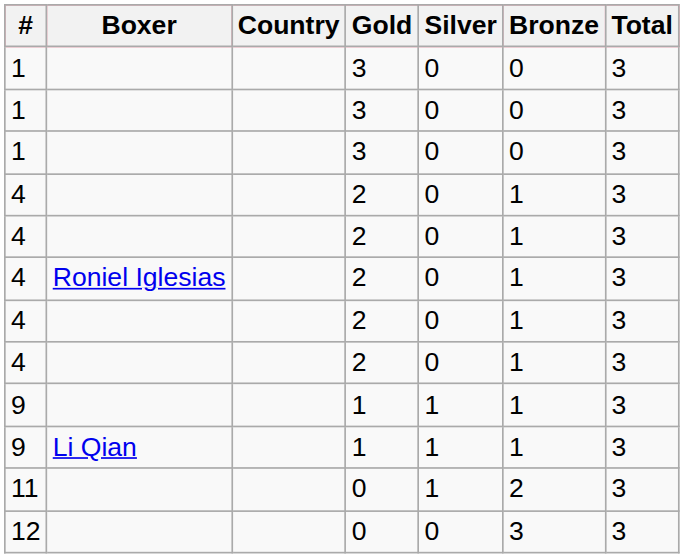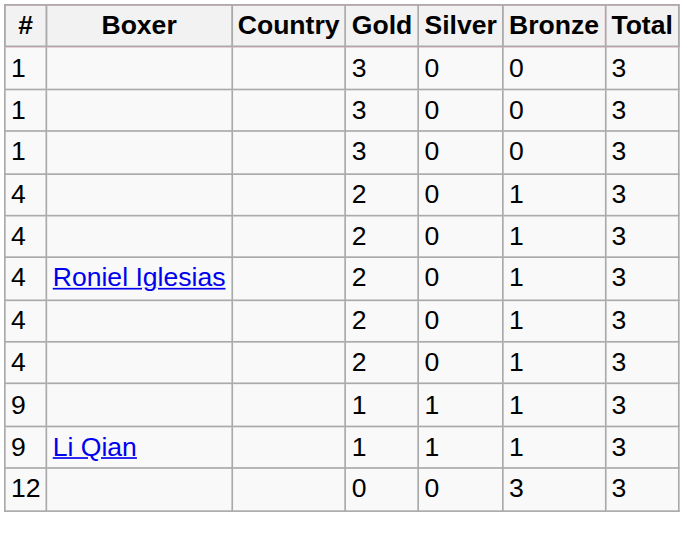- row: (25, 488)
